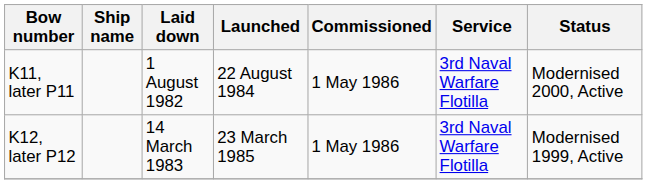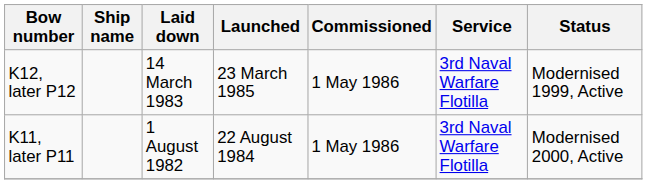rows swapped: (41, 82) <-> (42, 146)
